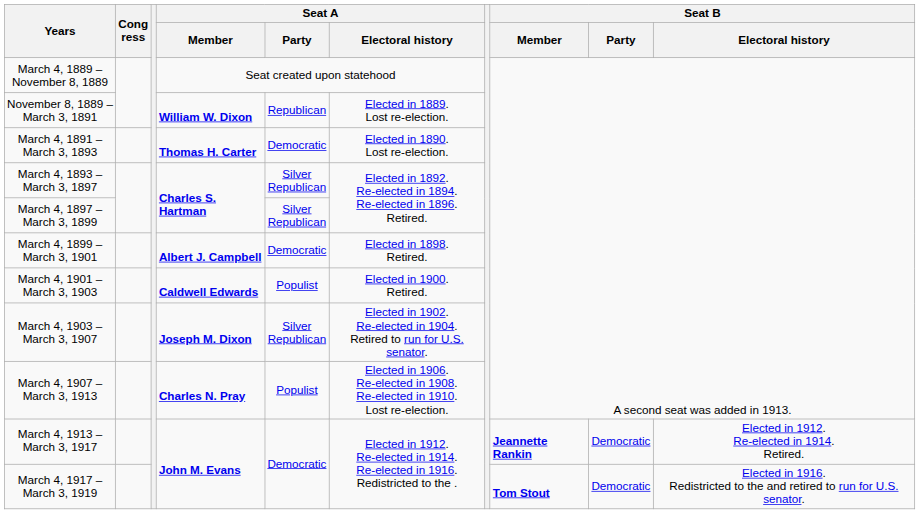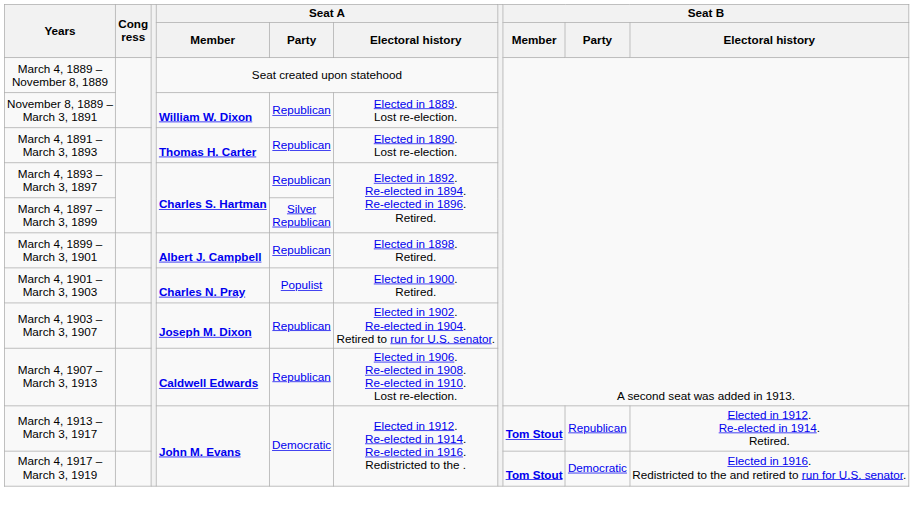(297, 145) Democratic -> (302, 145) Republican
(297, 180) Silver Republican -> (302, 180) Republican
(297, 250) Democratic -> (302, 250) Republican
(209, 292) Caldwell Edwards -> (202, 292) Charles N. Pray
(297, 332) Silver Republican -> (302, 325) Republican
(202, 396) Charles N. Pray -> (209, 383) Caldwell Edwards
(297, 390) Populist -> (302, 377) Republican
(520, 448) Jeannette Rankin -> (534, 435) Tom Stout
(621, 441) Democratic -> (597, 428) Republican
